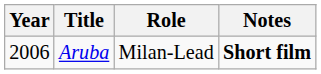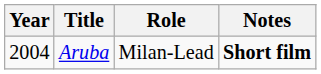(29, 52) 2006 -> (29, 52) 2004
